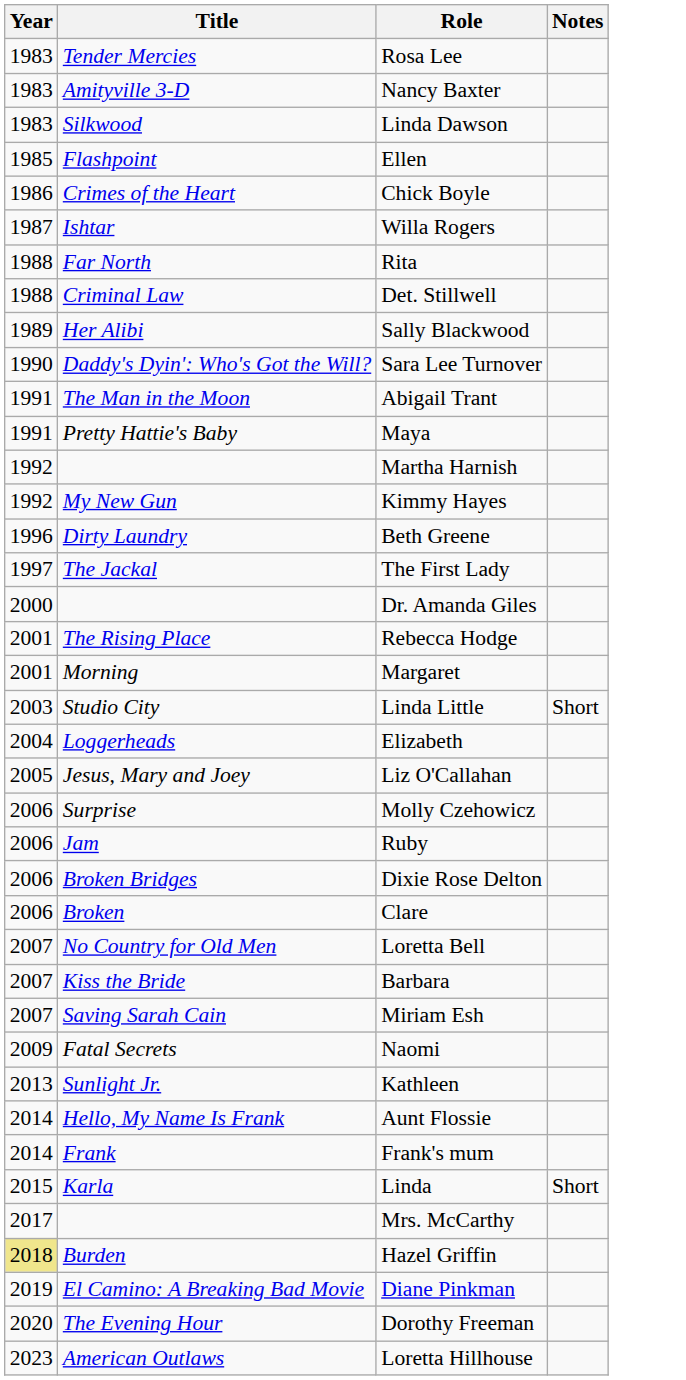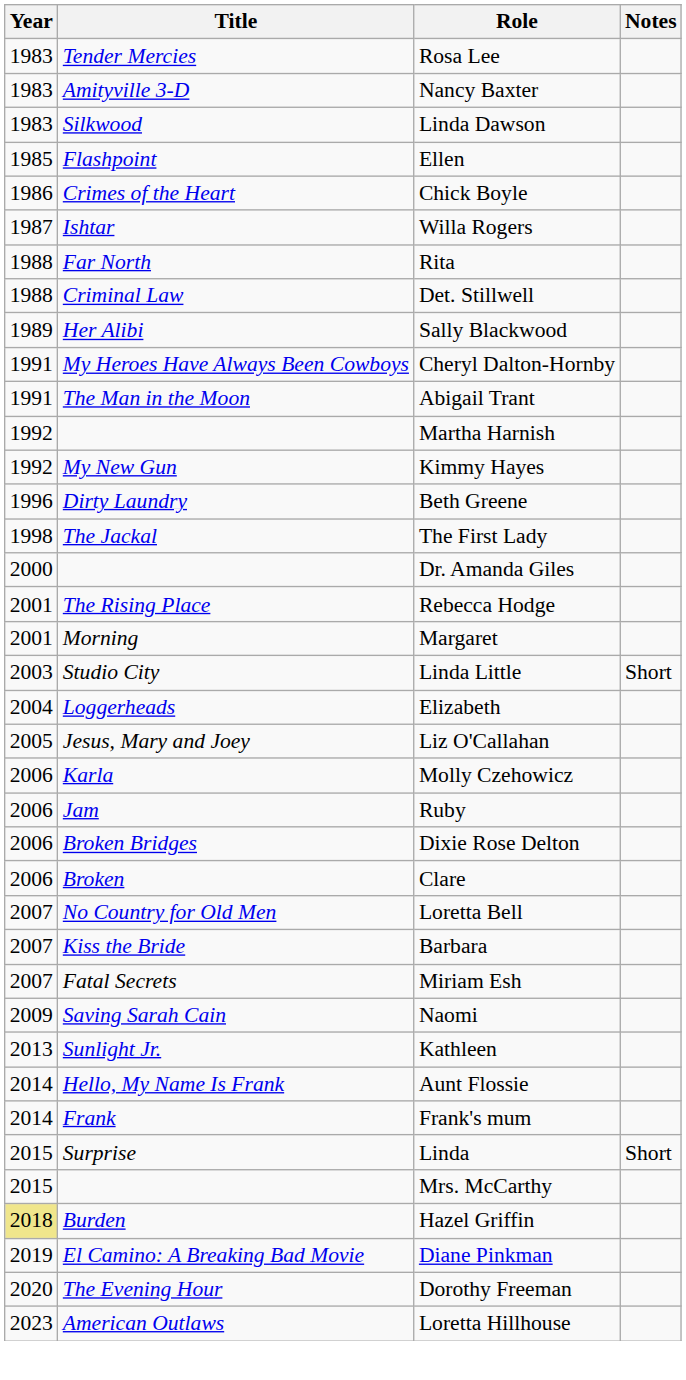- row: (462, 364)
+ row: (517, 364)
- row: (406, 432)
(31, 569) 1997 -> (31, 535) 1998
(99, 809) Surprise -> (88, 775) Karla
(144, 1015) Saving Sarah Cain -> (120, 980) Fatal Secrets
(120, 1049) Fatal Secrets -> (144, 1015) Saving Sarah Cain
(88, 1186) Karla -> (99, 1152) Surprise
(31, 1220) 2017 -> (31, 1186) 2015
